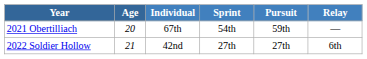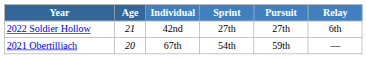rows swapped: (42, 29) <-> (49, 46)
